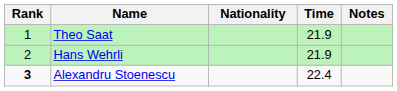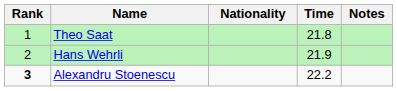(319, 34) 21.9 -> (319, 34) 21.8
(319, 75) 22.4 -> (319, 75) 22.2
